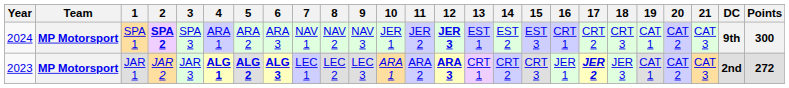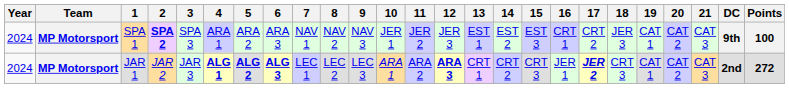(449, 37) bold -> (449, 37) normal
(622, 37) CRT 3 -> (622, 37) JER 3
(765, 37) 300 -> (765, 37) 100
(20, 68) 2023 -> (20, 68) 2024
(622, 68) JER 3 -> (622, 68) CRT 3
